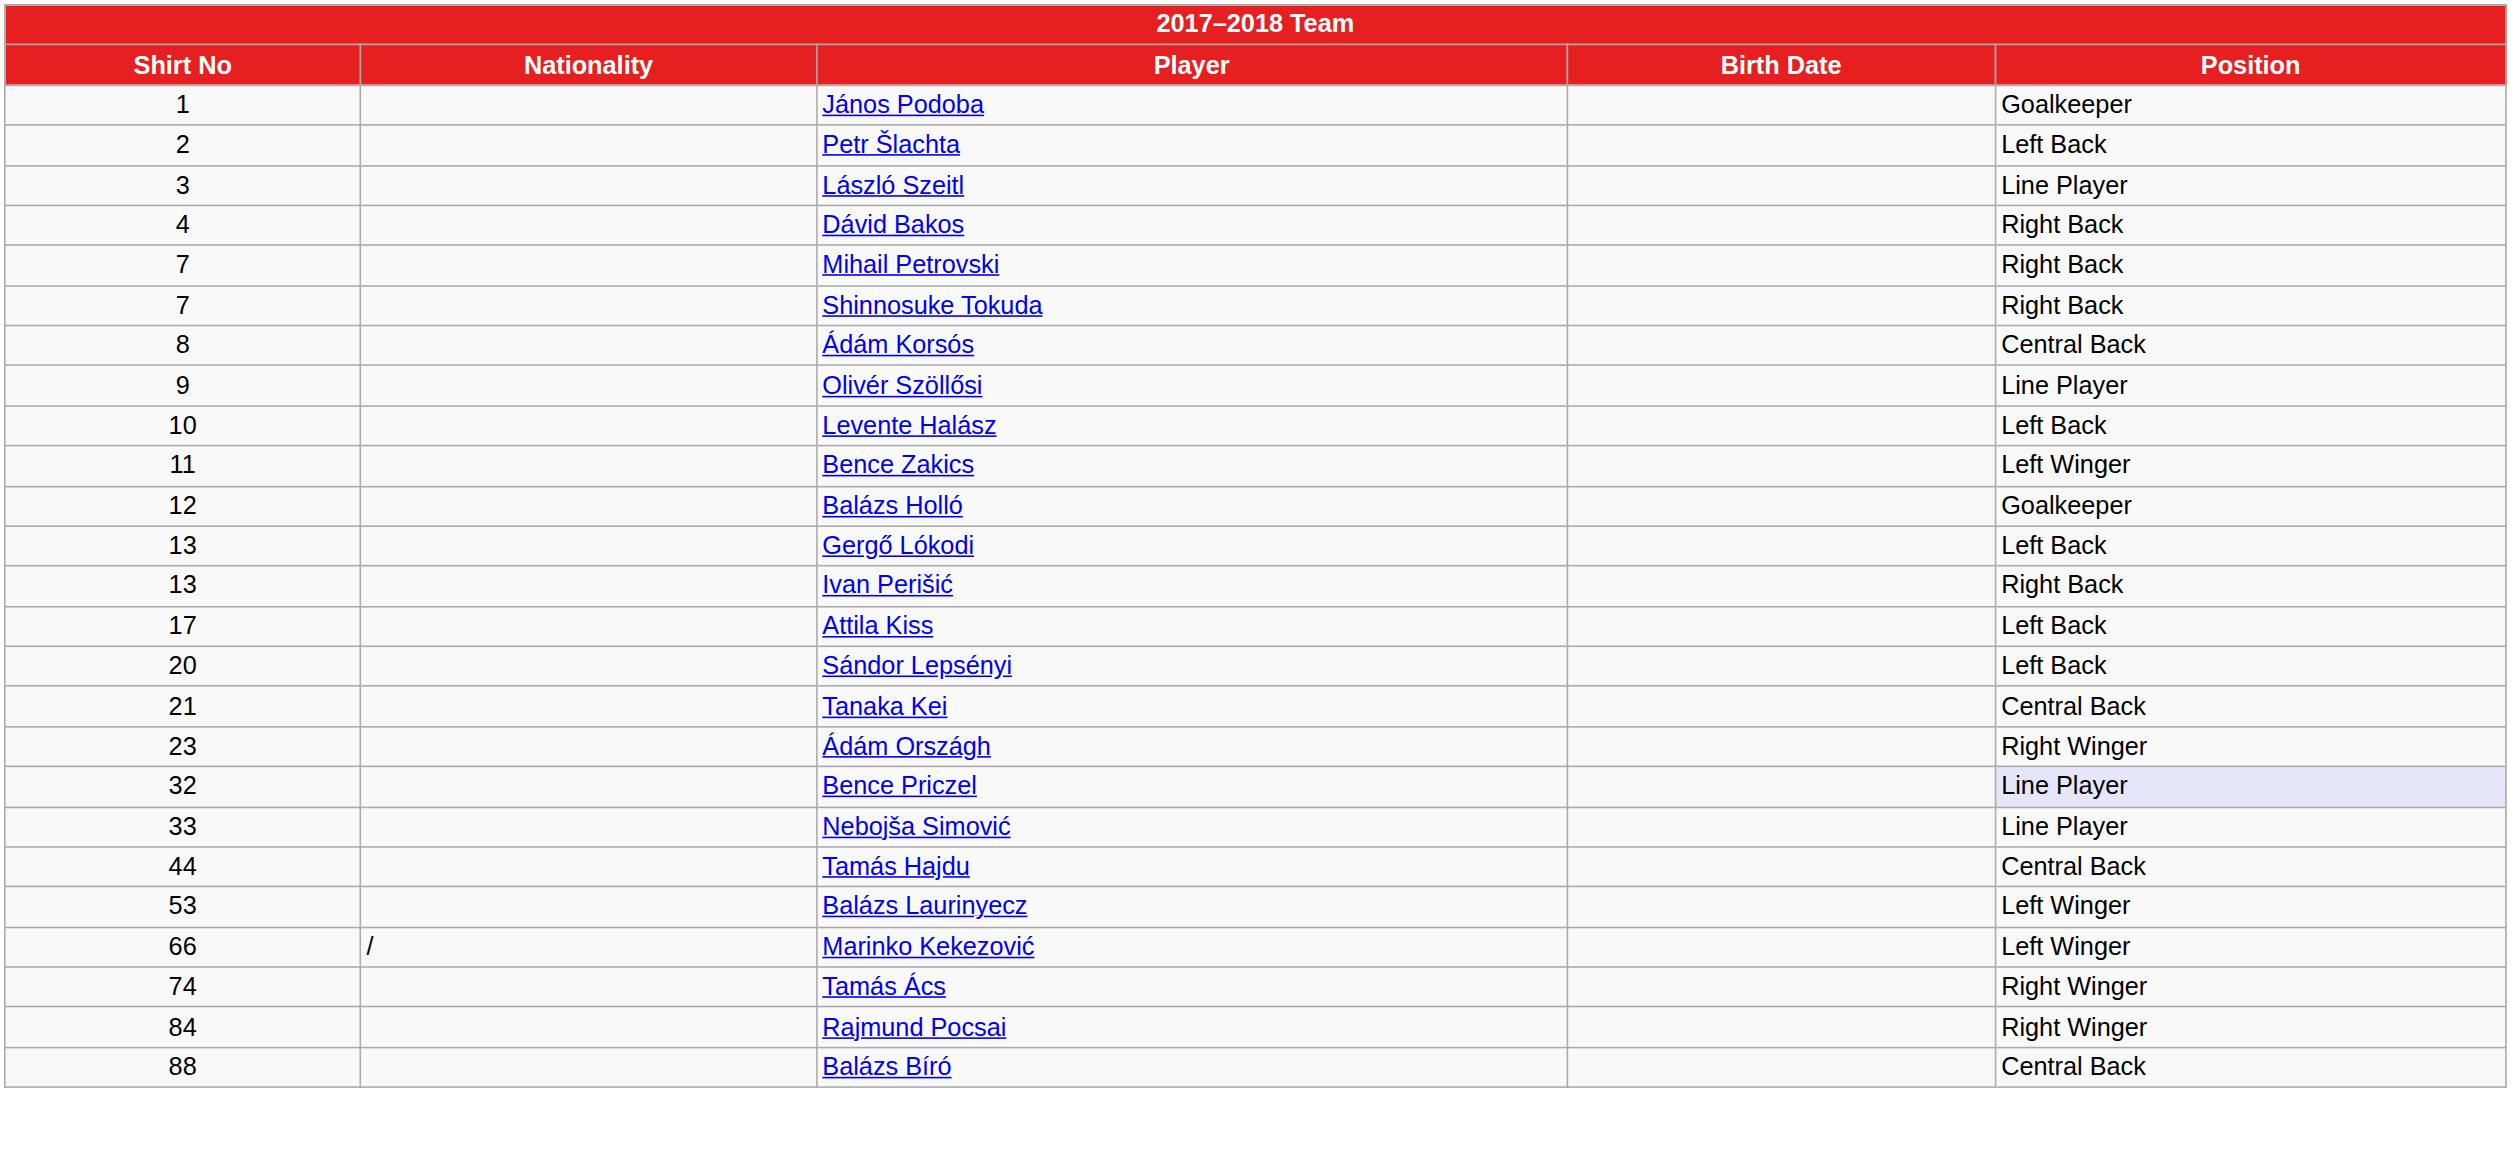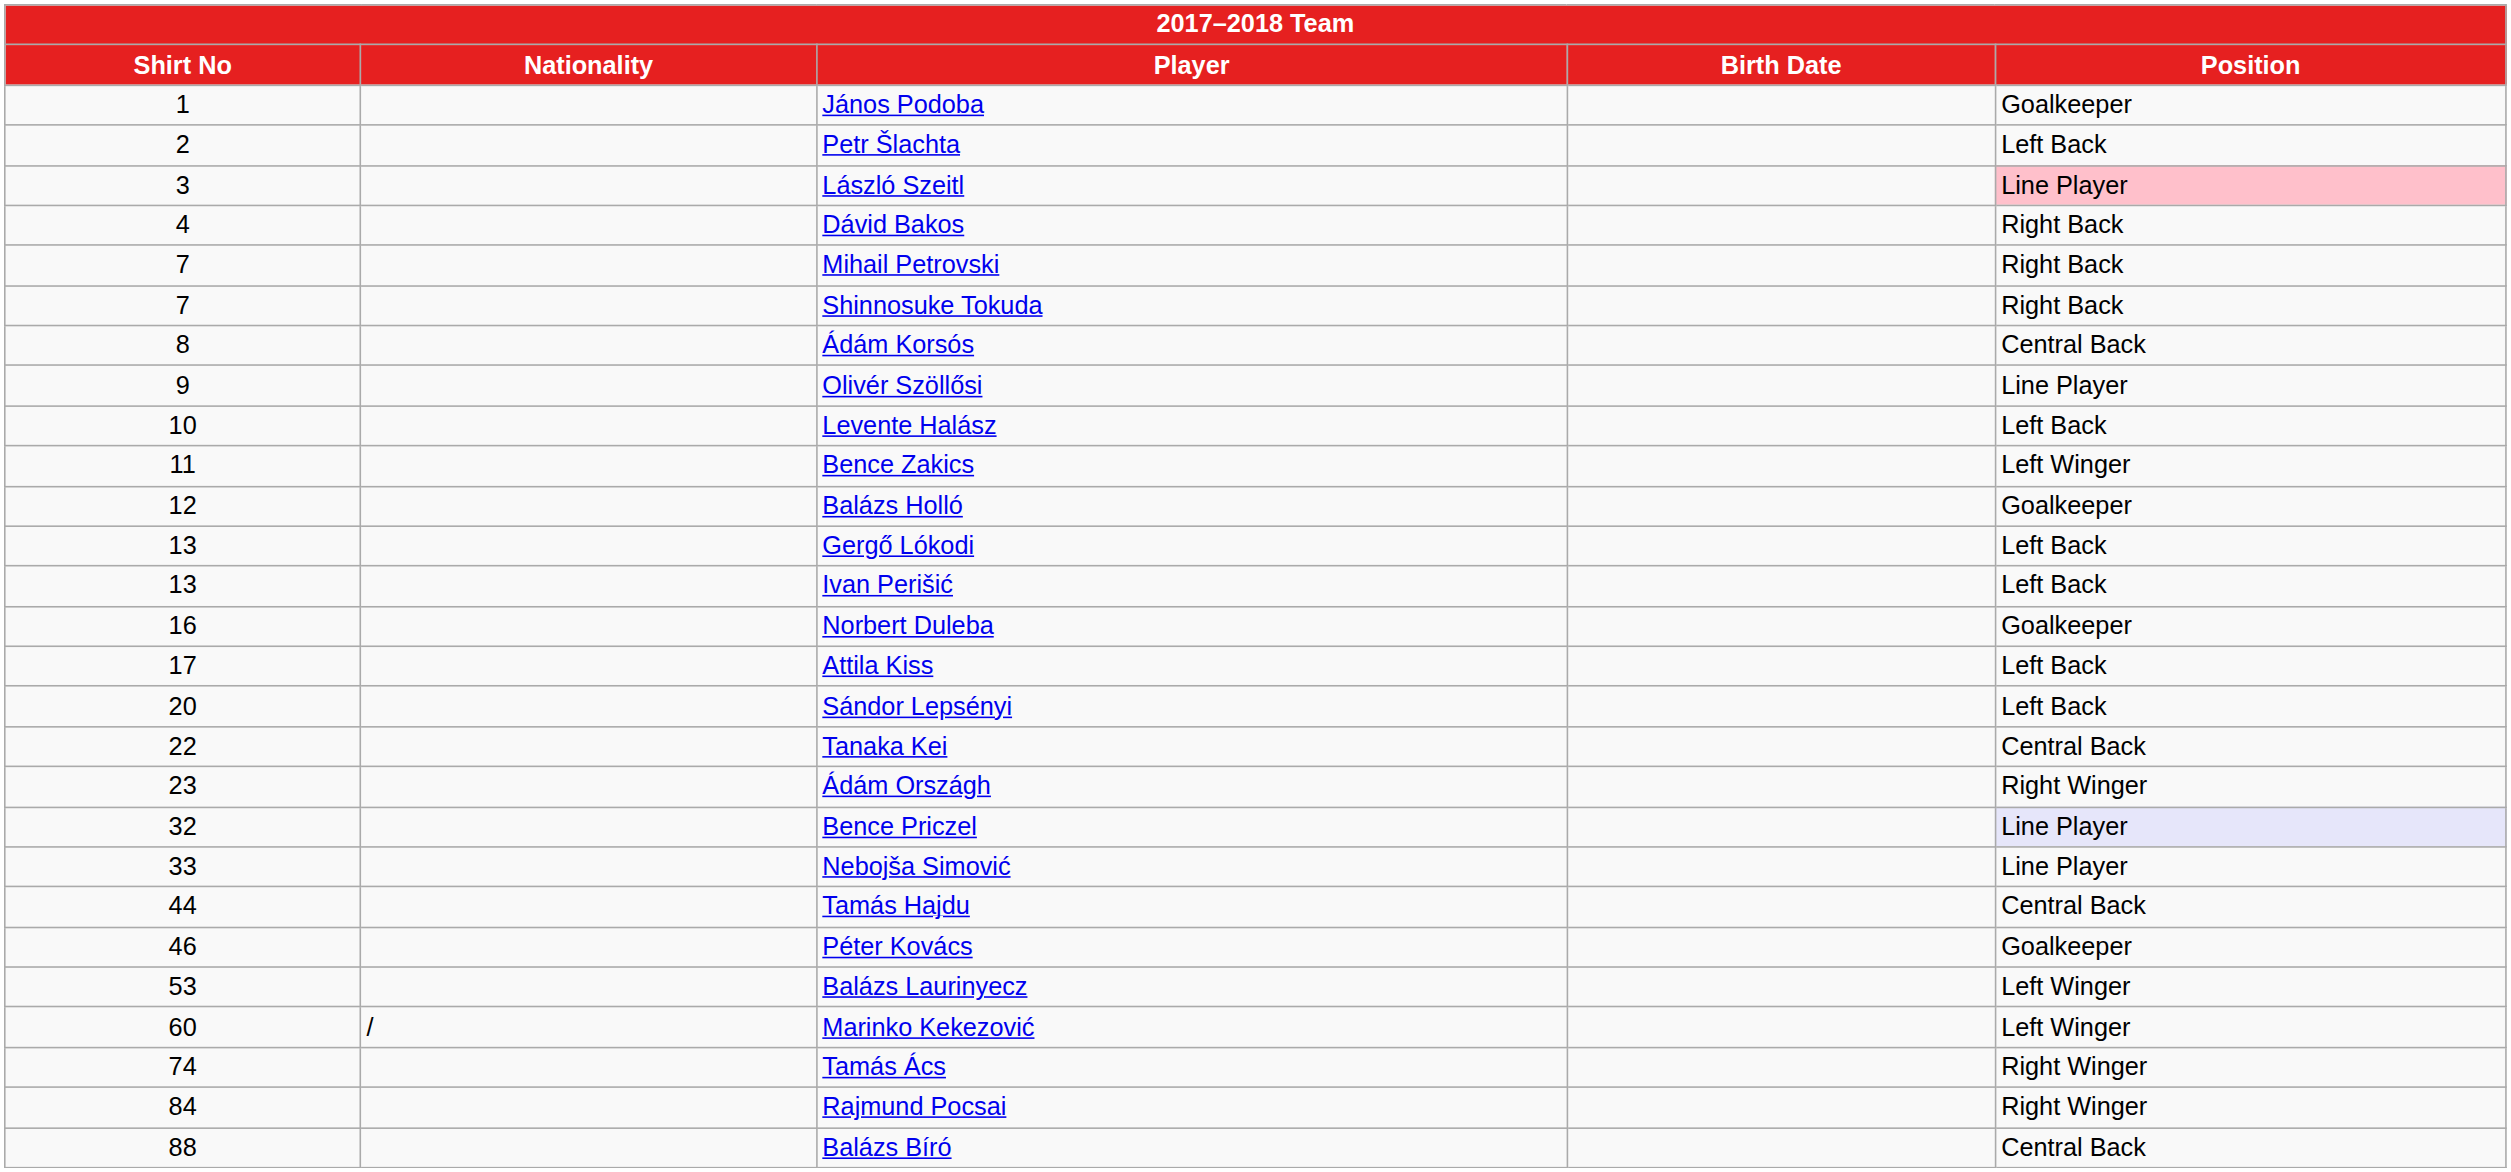(2064, 184) no background -> (2064, 184) pink background
(2062, 585) Right Back -> (2054, 585) Left Back
+ row: (908, 625)
(183, 706) 21 -> (183, 746) 22
+ row: (897, 946)
(183, 946) 66 -> (183, 1026) 60
